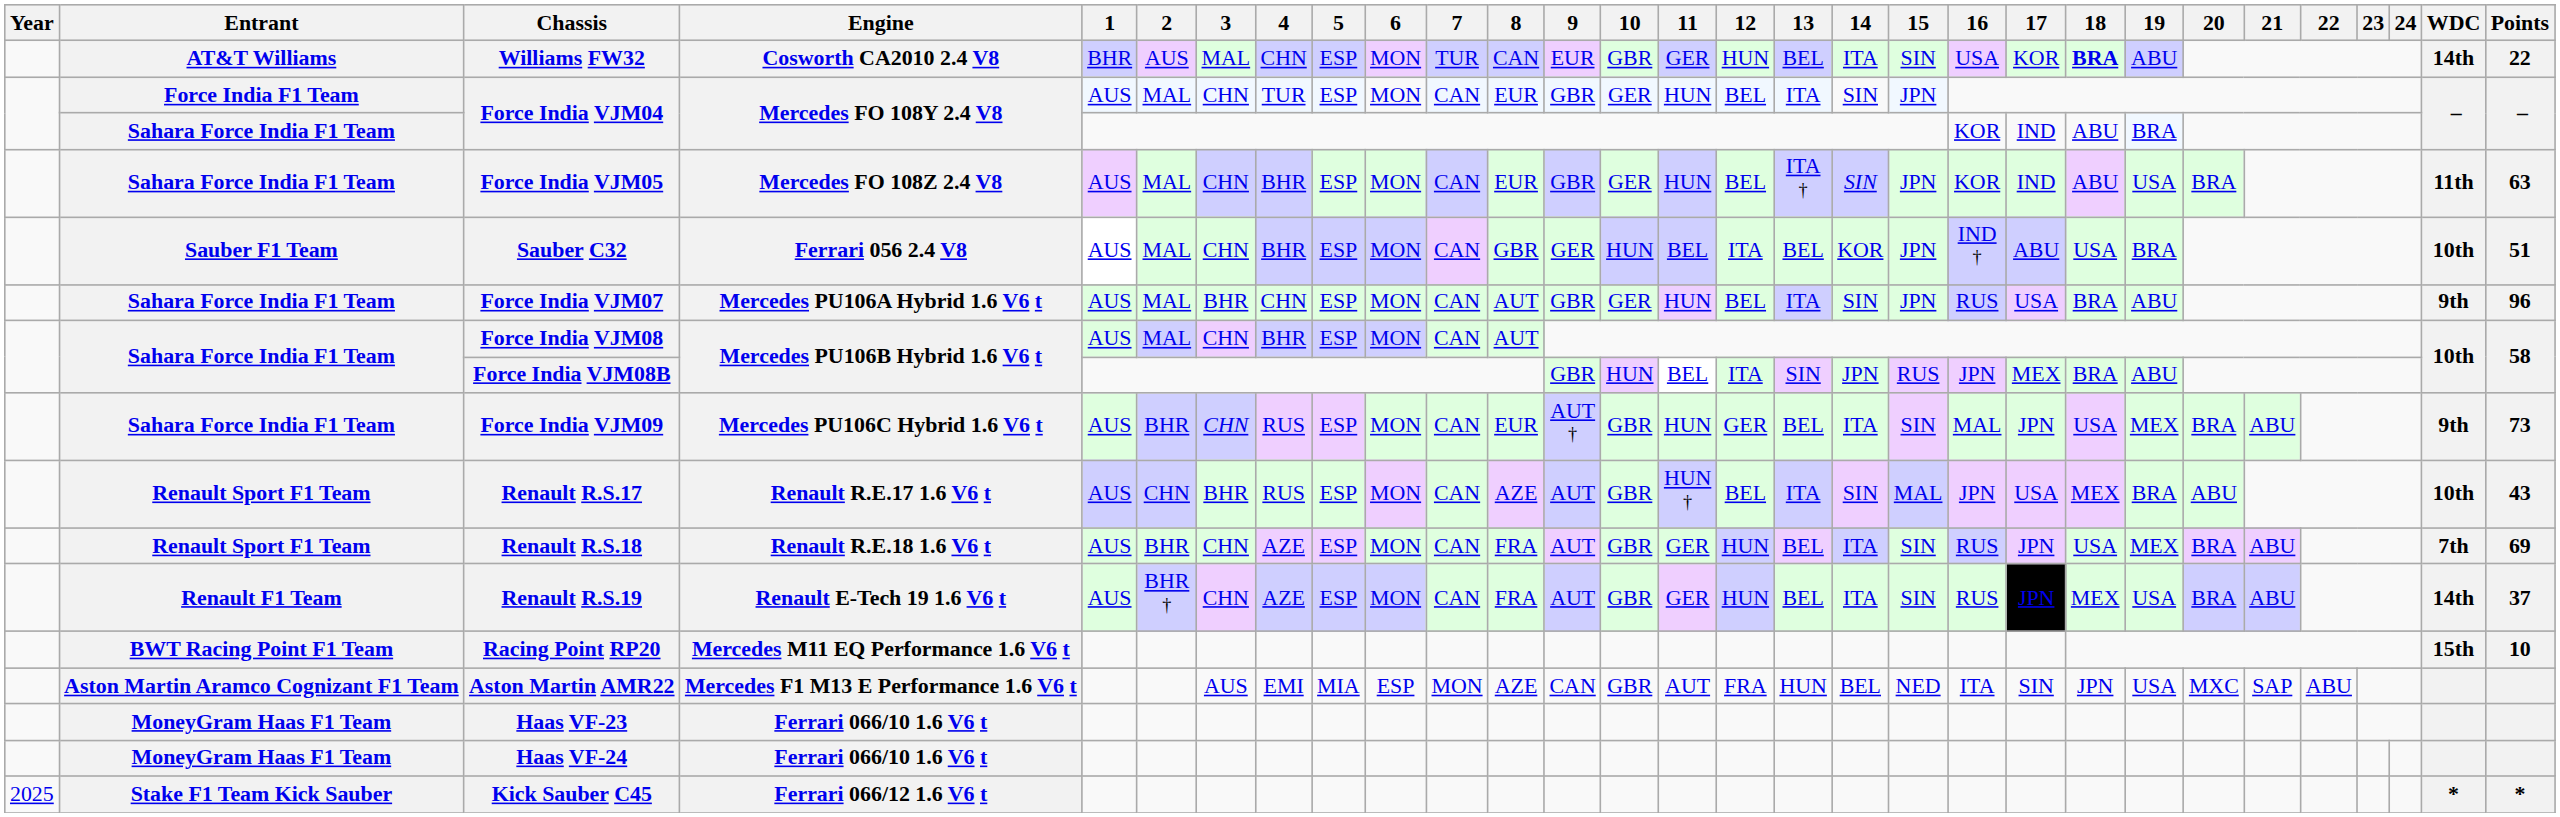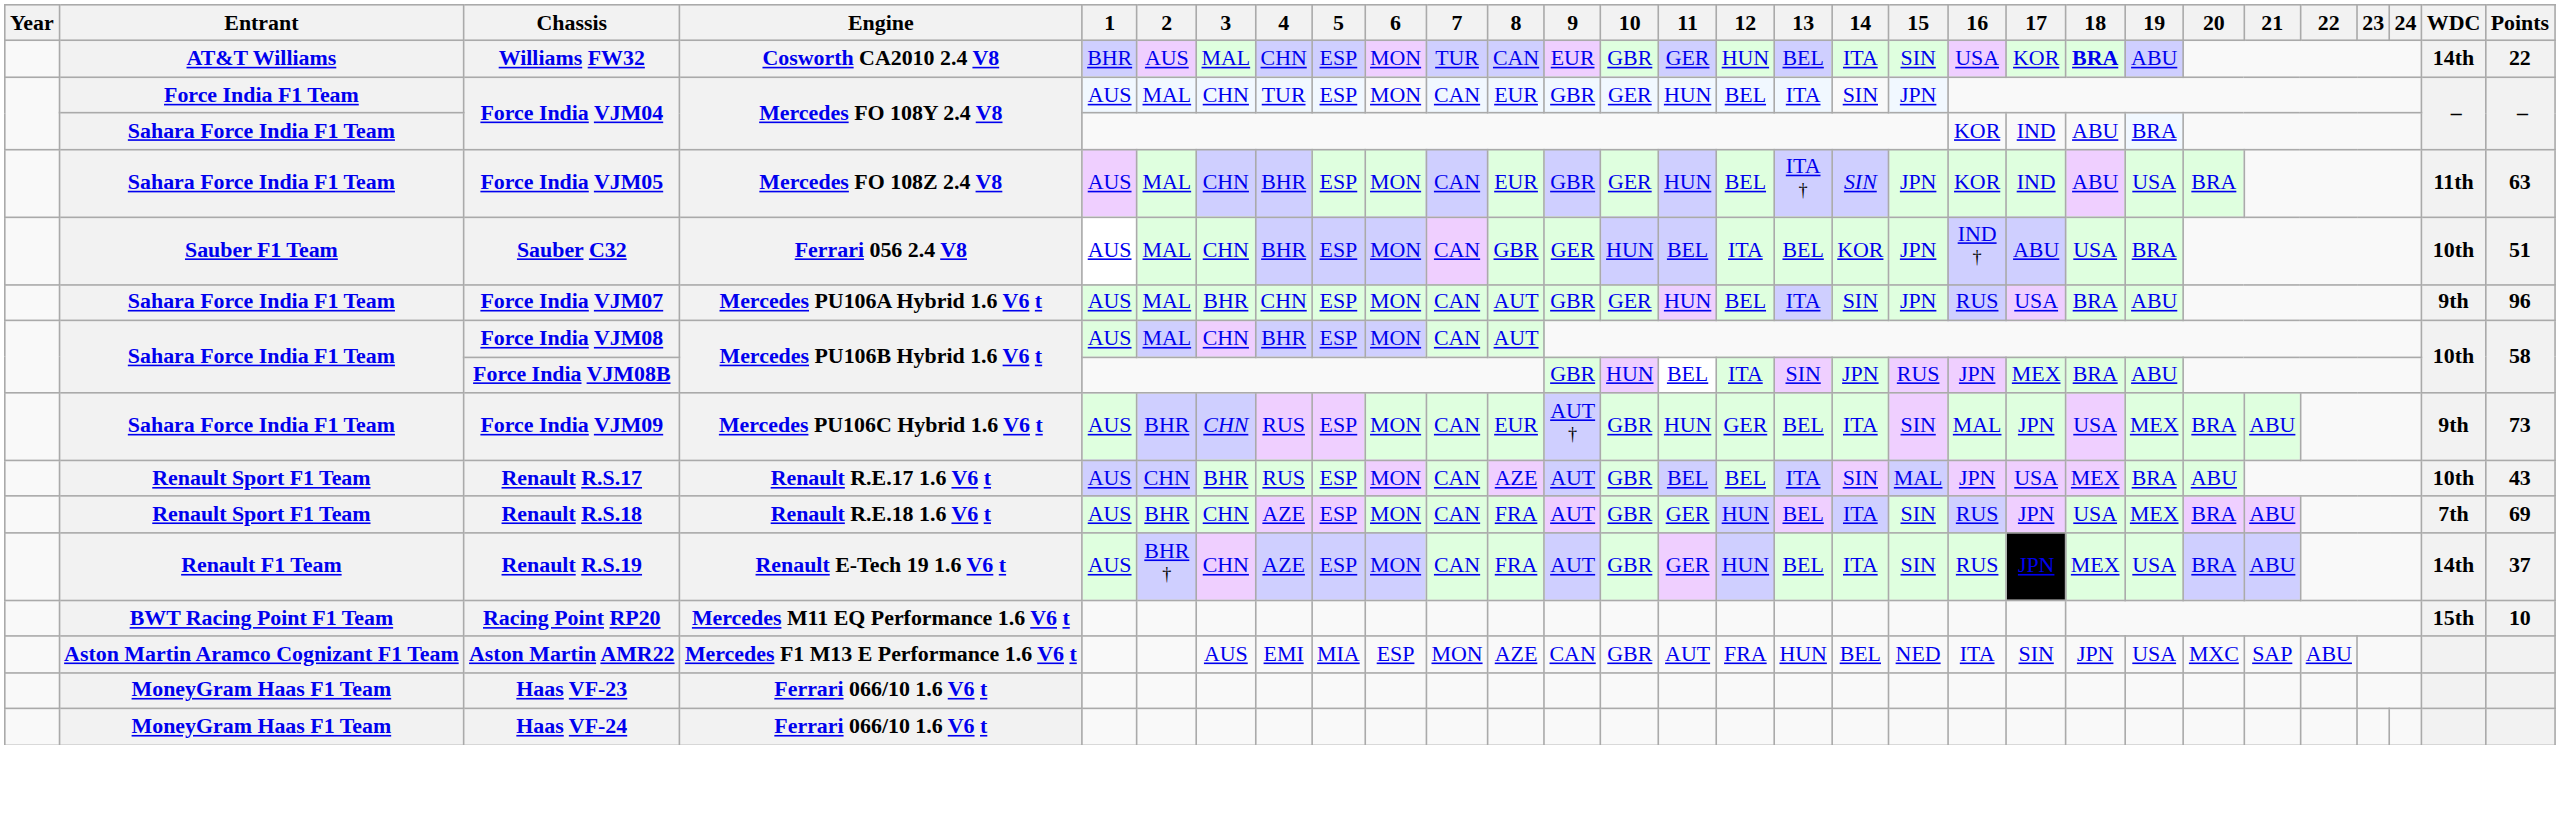(1688, 488) HUN † -> (1688, 477) BEL
- row: (261, 793)
